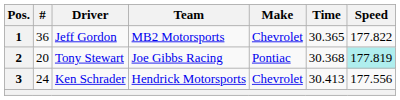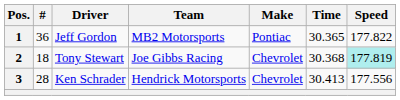(277, 36) Chevrolet -> (271, 36) Pontiac
(42, 57) 20 -> (42, 57) 18
(271, 57) Pontiac -> (277, 57) Chevrolet
(42, 79) 24 -> (42, 79) 28
